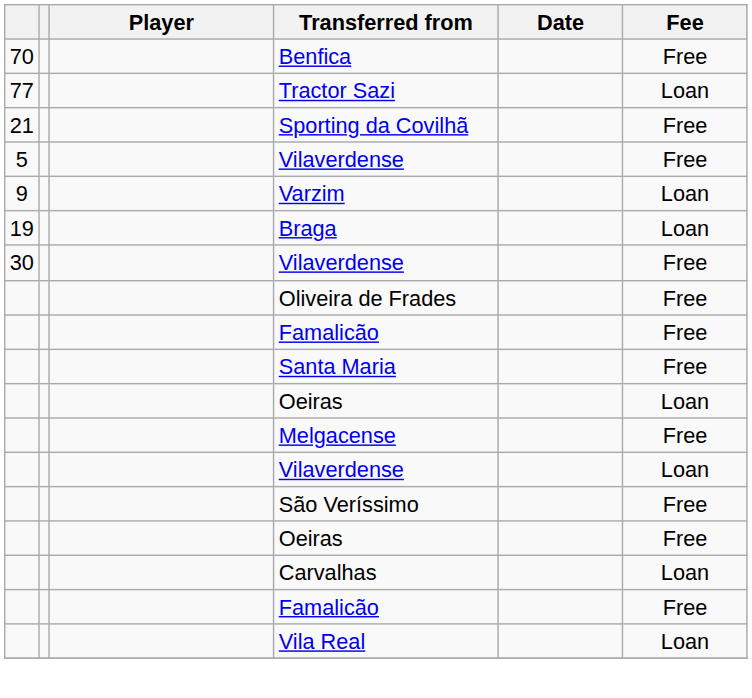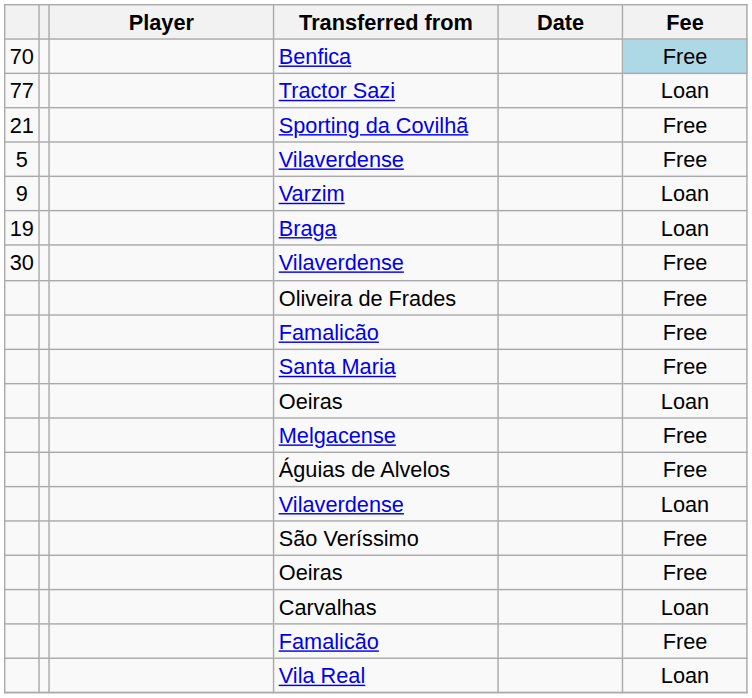(685, 57) no background -> (685, 57) lightblue background
+ row: (22, 469)
